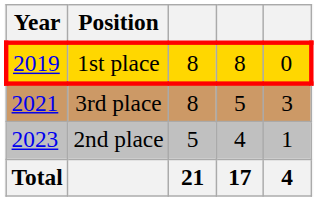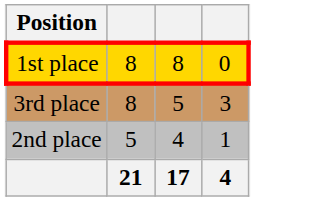- column: (37, 23)
